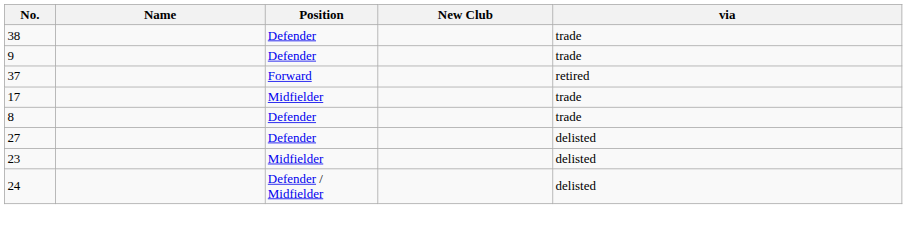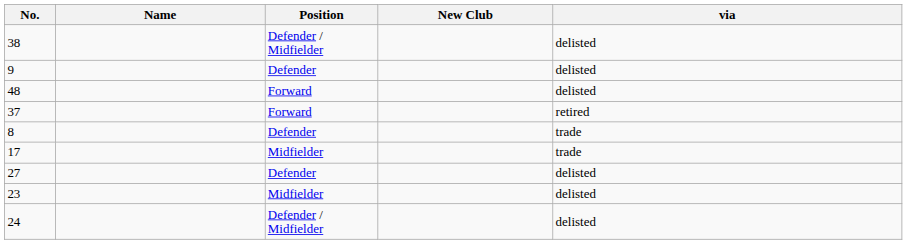(292, 35) Defender -> (296, 42) Defender / Midfielder
(569, 35) trade -> (576, 42) delisted
(569, 55) trade -> (576, 70) delisted
+ row: (14, 91)
rows swapped: (11, 117) <-> (14, 96)
